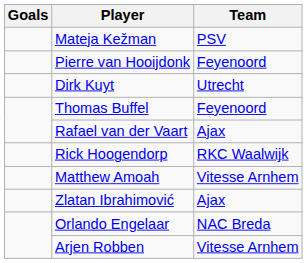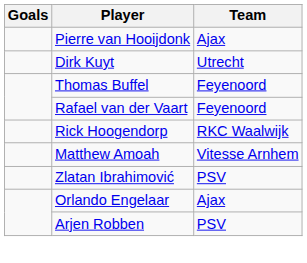- row: (106, 39)
(232, 62) Feyenoord -> (211, 39) Ajax
(211, 131) Ajax -> (232, 108) Feyenoord
(211, 200) Ajax -> (211, 177) PSV
(234, 223) NAC Breda -> (211, 200) Ajax
(248, 246) Vitesse Arnhem -> (211, 223) PSV
